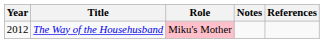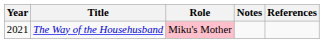(18, 30) 2012 -> (18, 30) 2021
